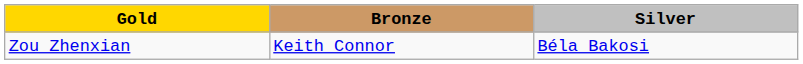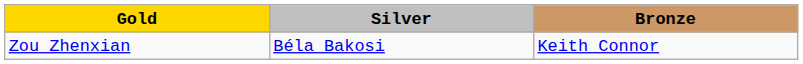columns swapped: (666, 18) <-> (401, 18)
